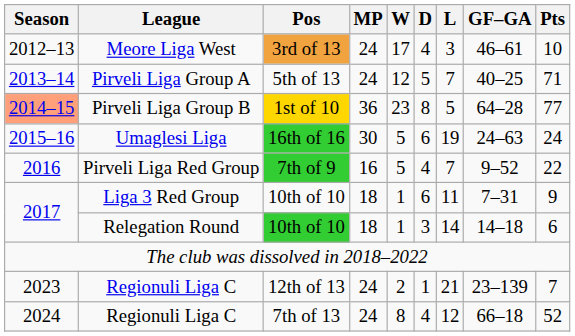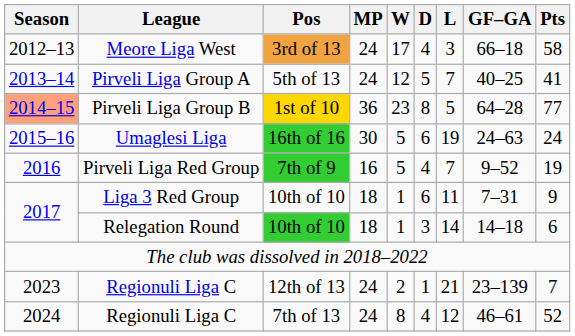(500, 49) 46–61 -> (500, 49) 66–18
(553, 49) 10 -> (553, 49) 58
(553, 78) 71 -> (553, 78) 41
(553, 167) 22 -> (553, 167) 19
(500, 316) 66–18 -> (500, 316) 46–61
